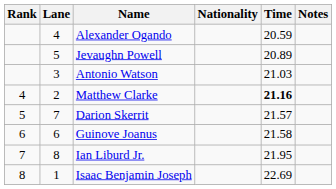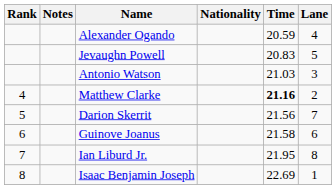columns swapped: (56, 14) <-> (313, 14)
(278, 54) 20.89 -> (281, 54) 20.83
(278, 114) 21.57 -> (281, 114) 21.56
